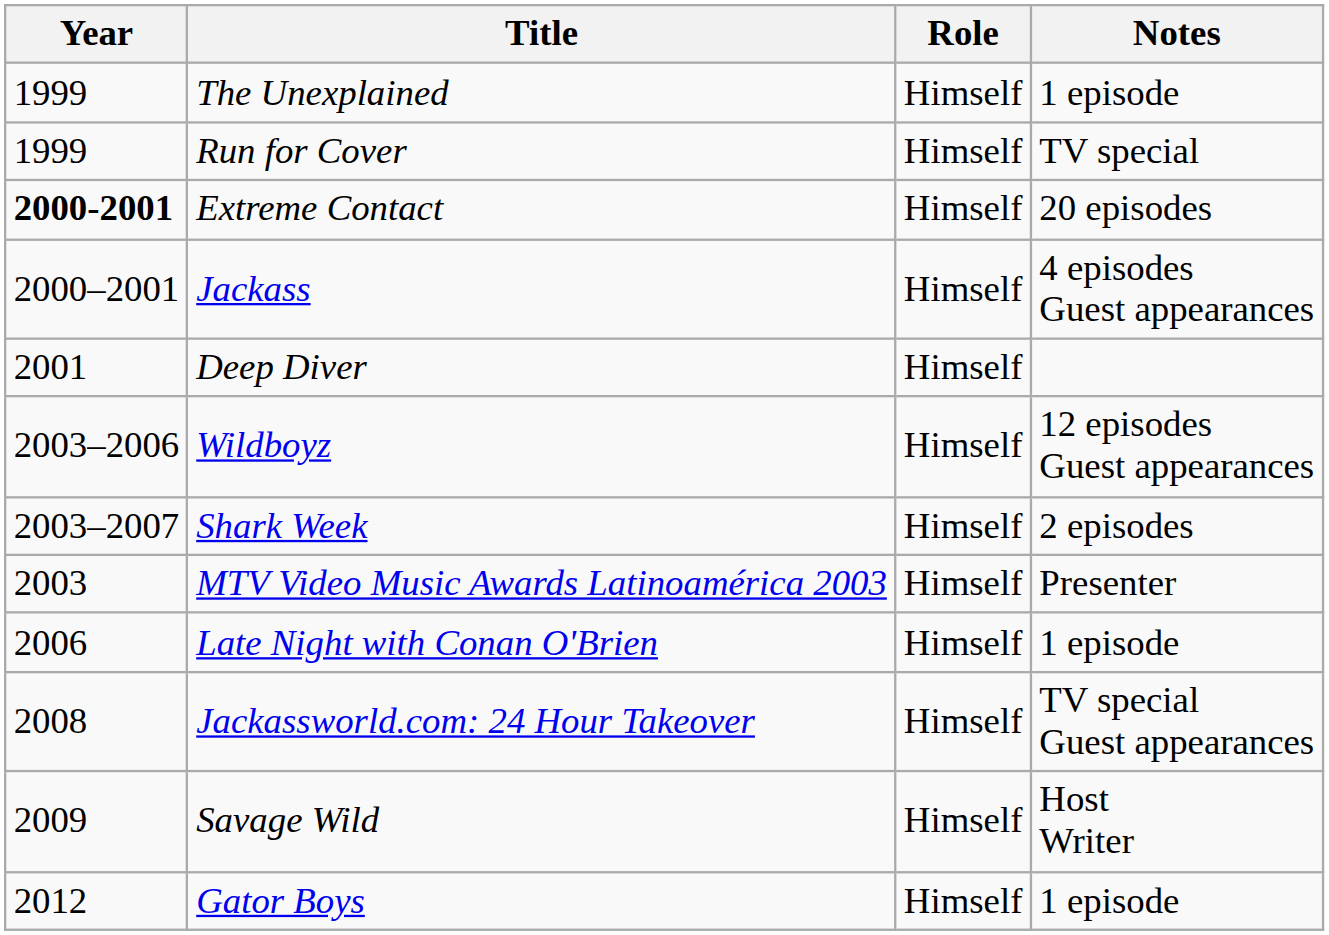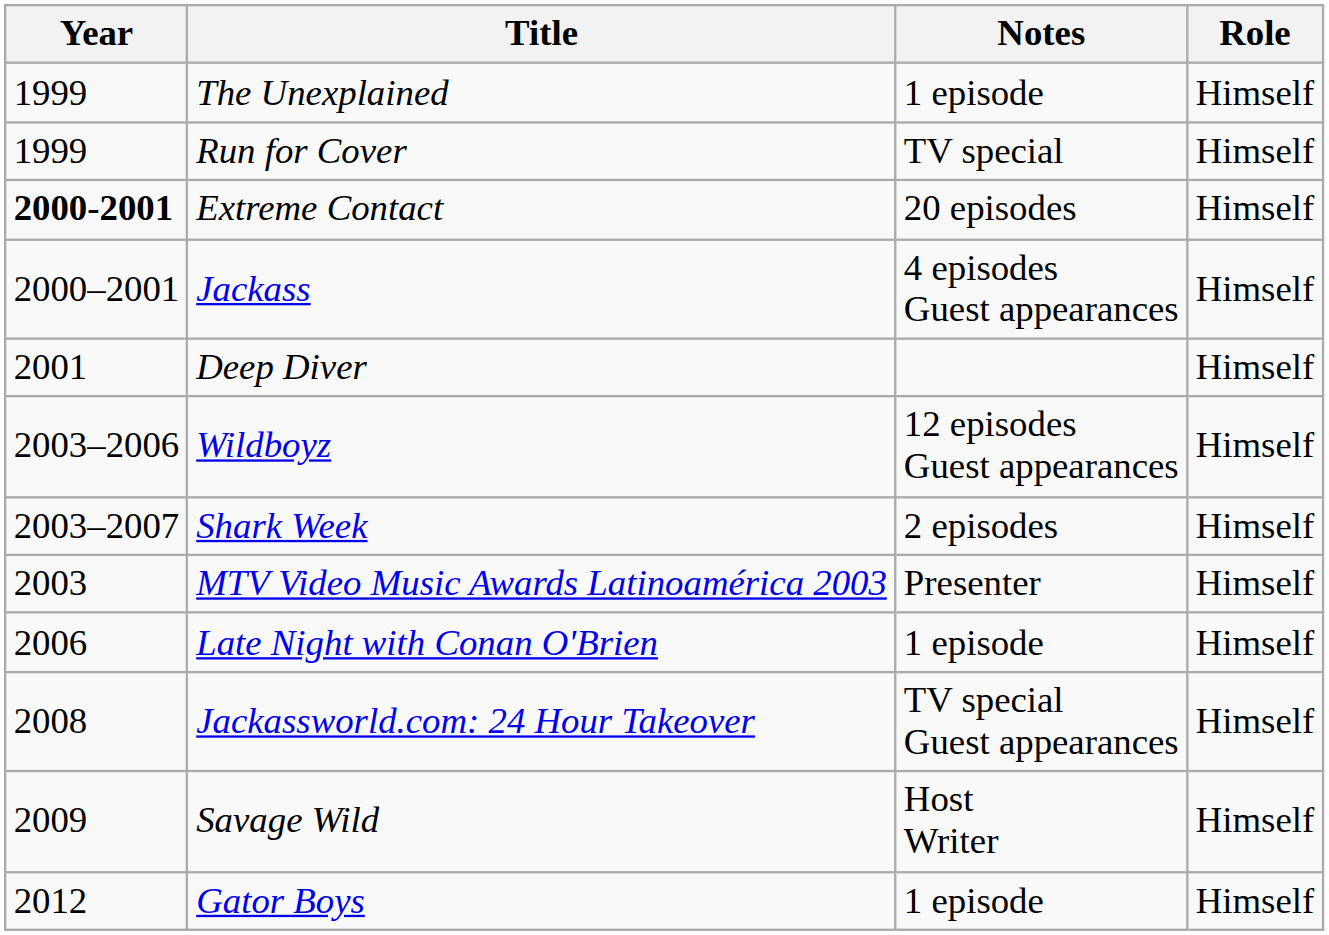columns swapped: (963, 33) <-> (1177, 33)
